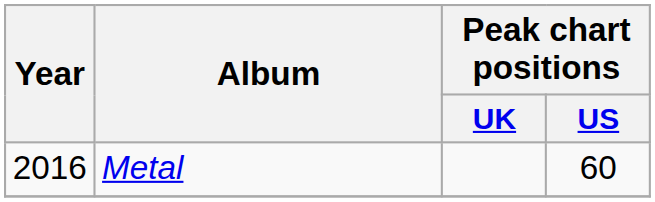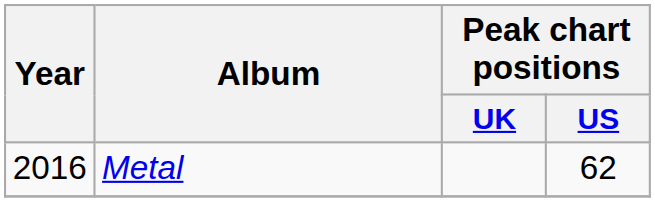(598, 168) 60 -> (598, 168) 62
